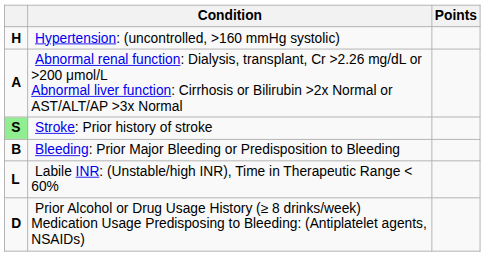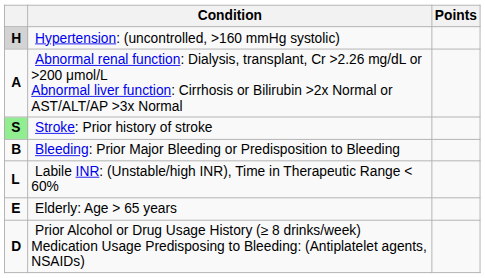(16, 37) no background -> (16, 37) lightgrey background
+ row: (104, 209)
